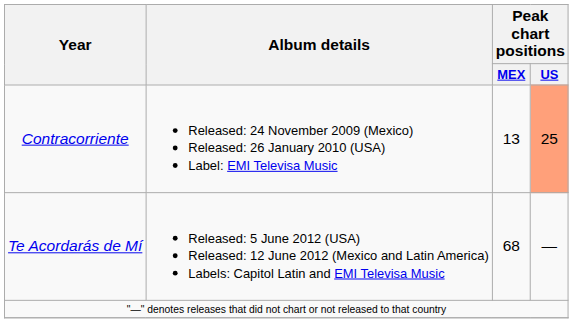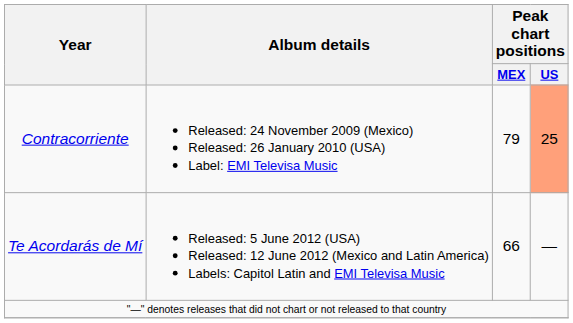(511, 138) 13 -> (511, 138) 79
(511, 246) 68 -> (511, 246) 66
